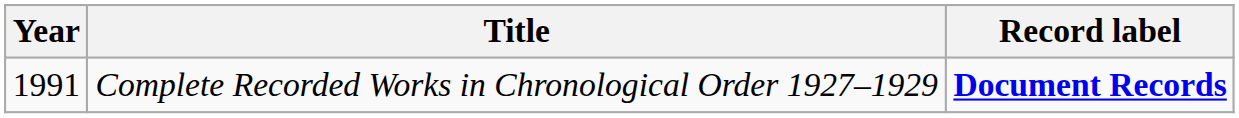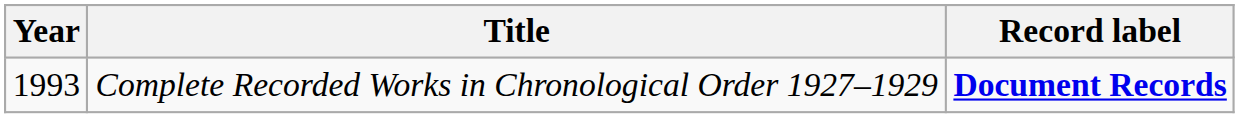(46, 84) 1991 -> (46, 84) 1993
